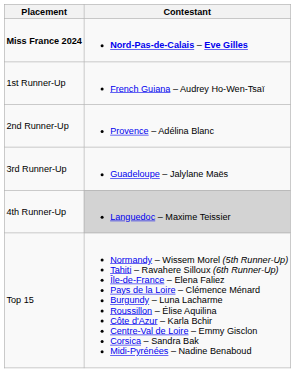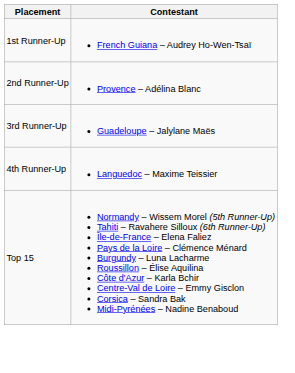- row: (44, 40)
(187, 217) lightgrey background -> (174, 174) no background
